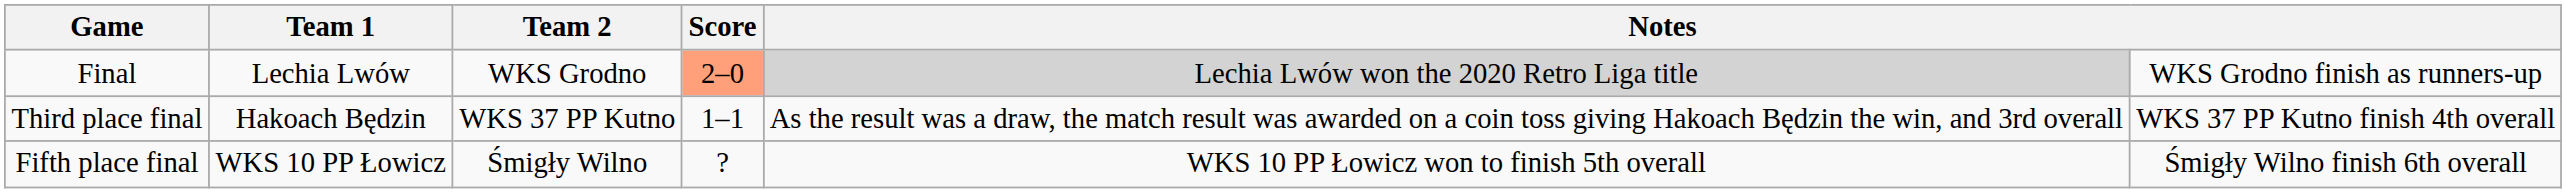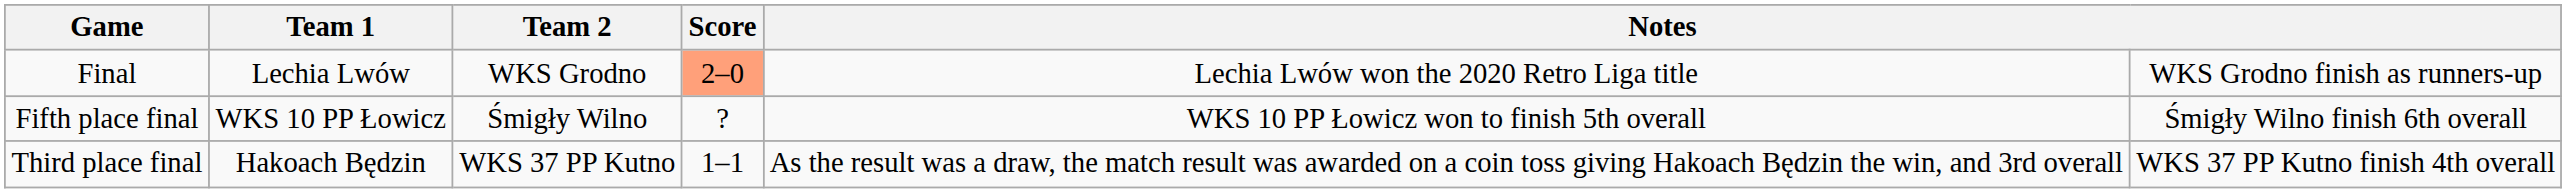(1446, 72) lightgrey background -> (1446, 72) no background
rows swapped: (107, 118) <-> (107, 163)
